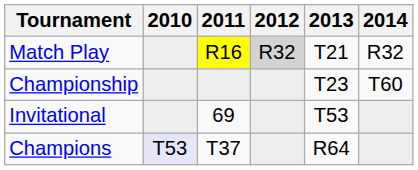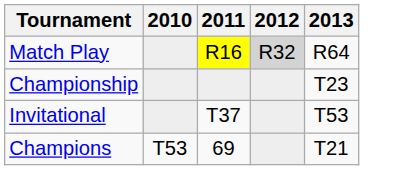- column: (385, 20)
(331, 52) T21 -> (331, 52) R64
(223, 116) 69 -> (223, 116) T37
(170, 148) lavender background -> (170, 148) no background
(223, 148) T37 -> (223, 148) 69
(331, 148) R64 -> (331, 148) T21
